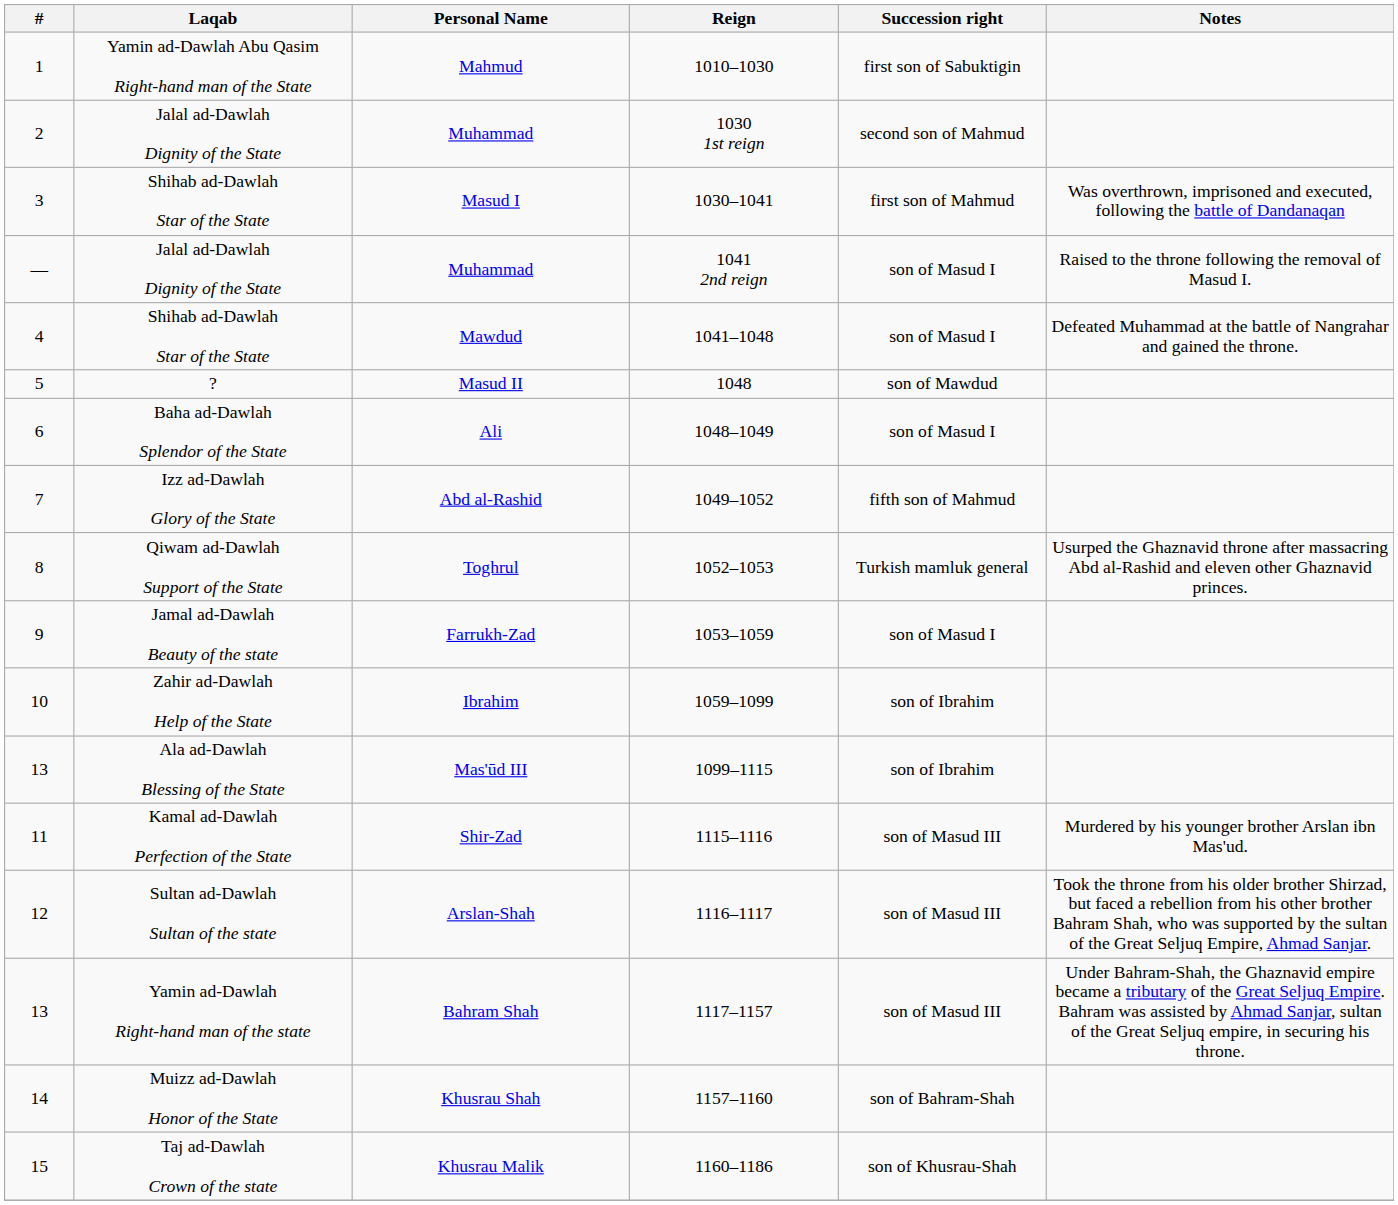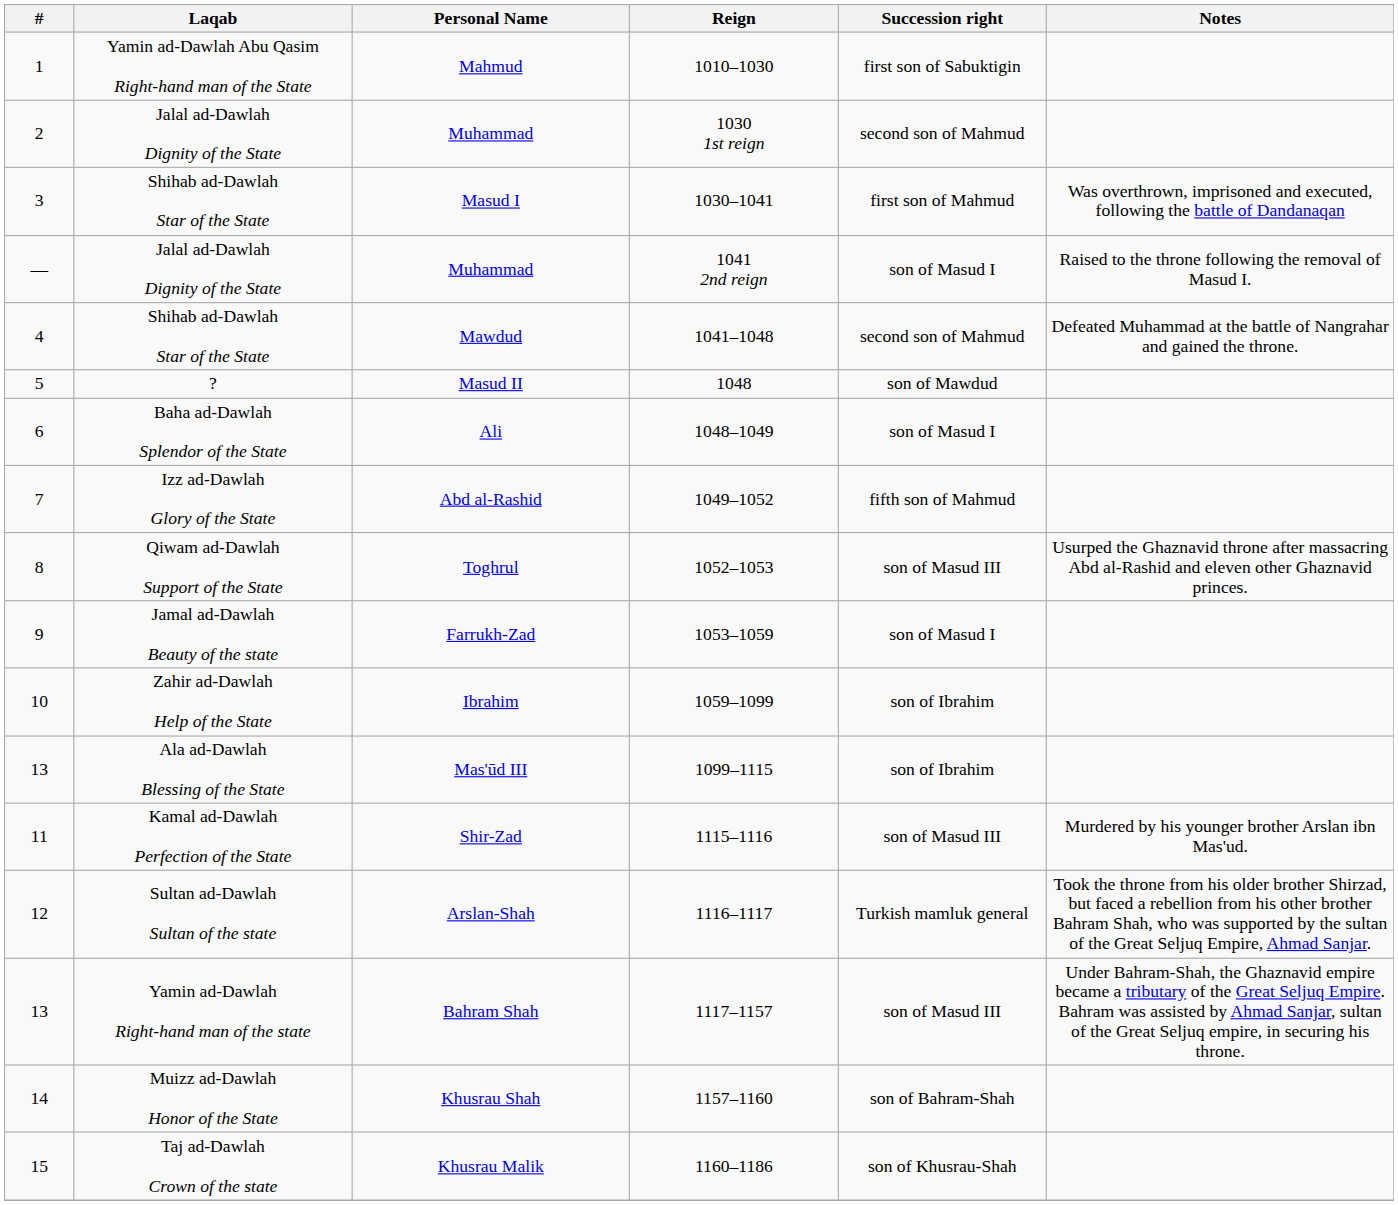(942, 336) son of Masud I -> (942, 336) second son of Mahmud
(942, 566) Turkish mamluk general -> (942, 566) son of Masud III
(942, 914) son of Masud III -> (942, 914) Turkish mamluk general
